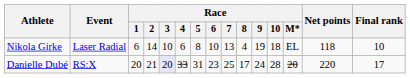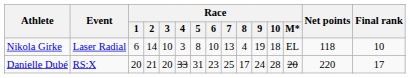(183, 47) 6 -> (183, 47) 3
(167, 64) lavender background -> (167, 64) no background
